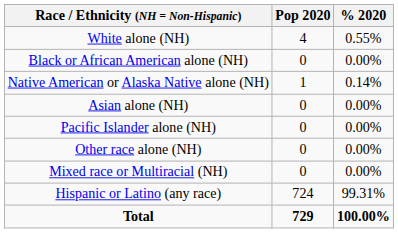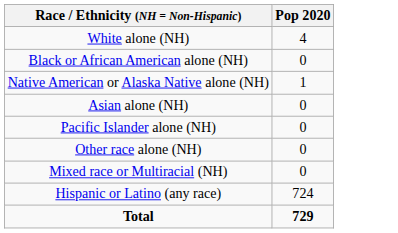- column: (363, 15)
